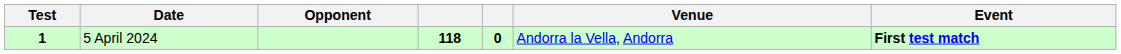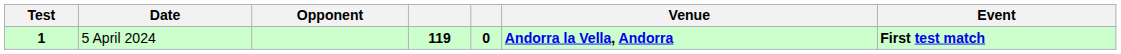(450, 37) 118 -> (440, 37) 119
(595, 37) normal -> (589, 37) bold
